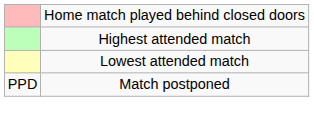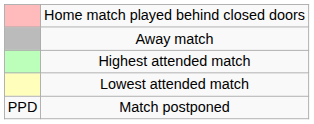+ row: (175, 38)
